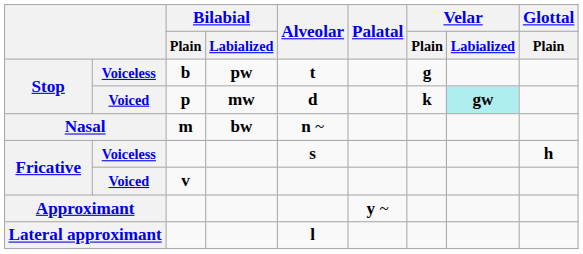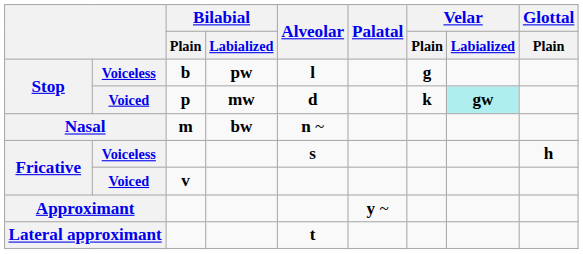(313, 72) t -> (313, 72) l
(313, 235) l -> (313, 235) t
